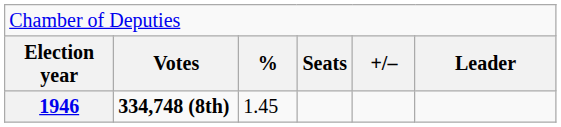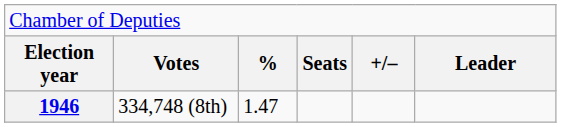(174, 106) bold -> (173, 106) normal
(261, 106) 1.45 -> (261, 106) 1.47
